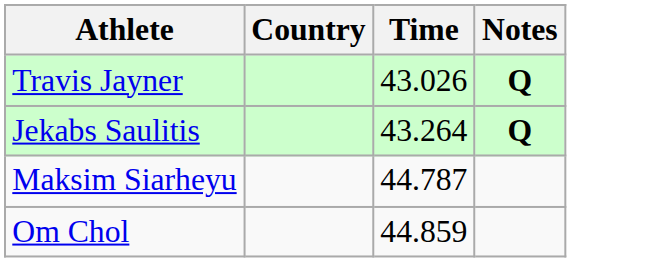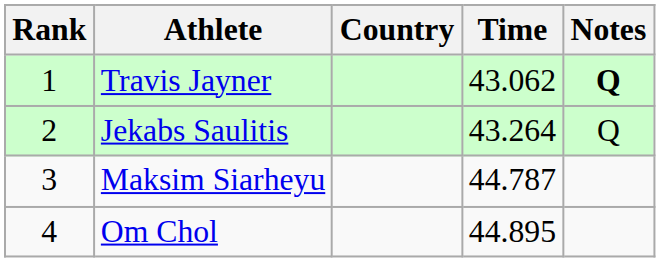+ column: (49, 29)
(424, 79) 43.026 -> (512, 79) 43.062
(520, 130) bold -> (608, 130) normal
(424, 230) 44.859 -> (512, 230) 44.895
